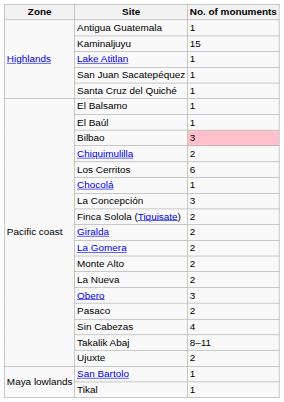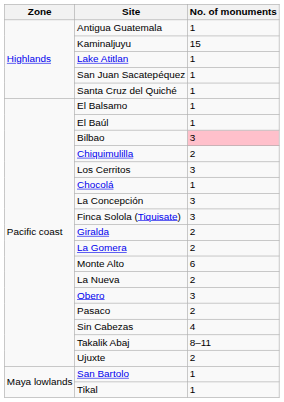(192, 169) 6 -> (192, 169) 3
(192, 216) 2 -> (192, 216) 3
(192, 264) 2 -> (192, 264) 6
